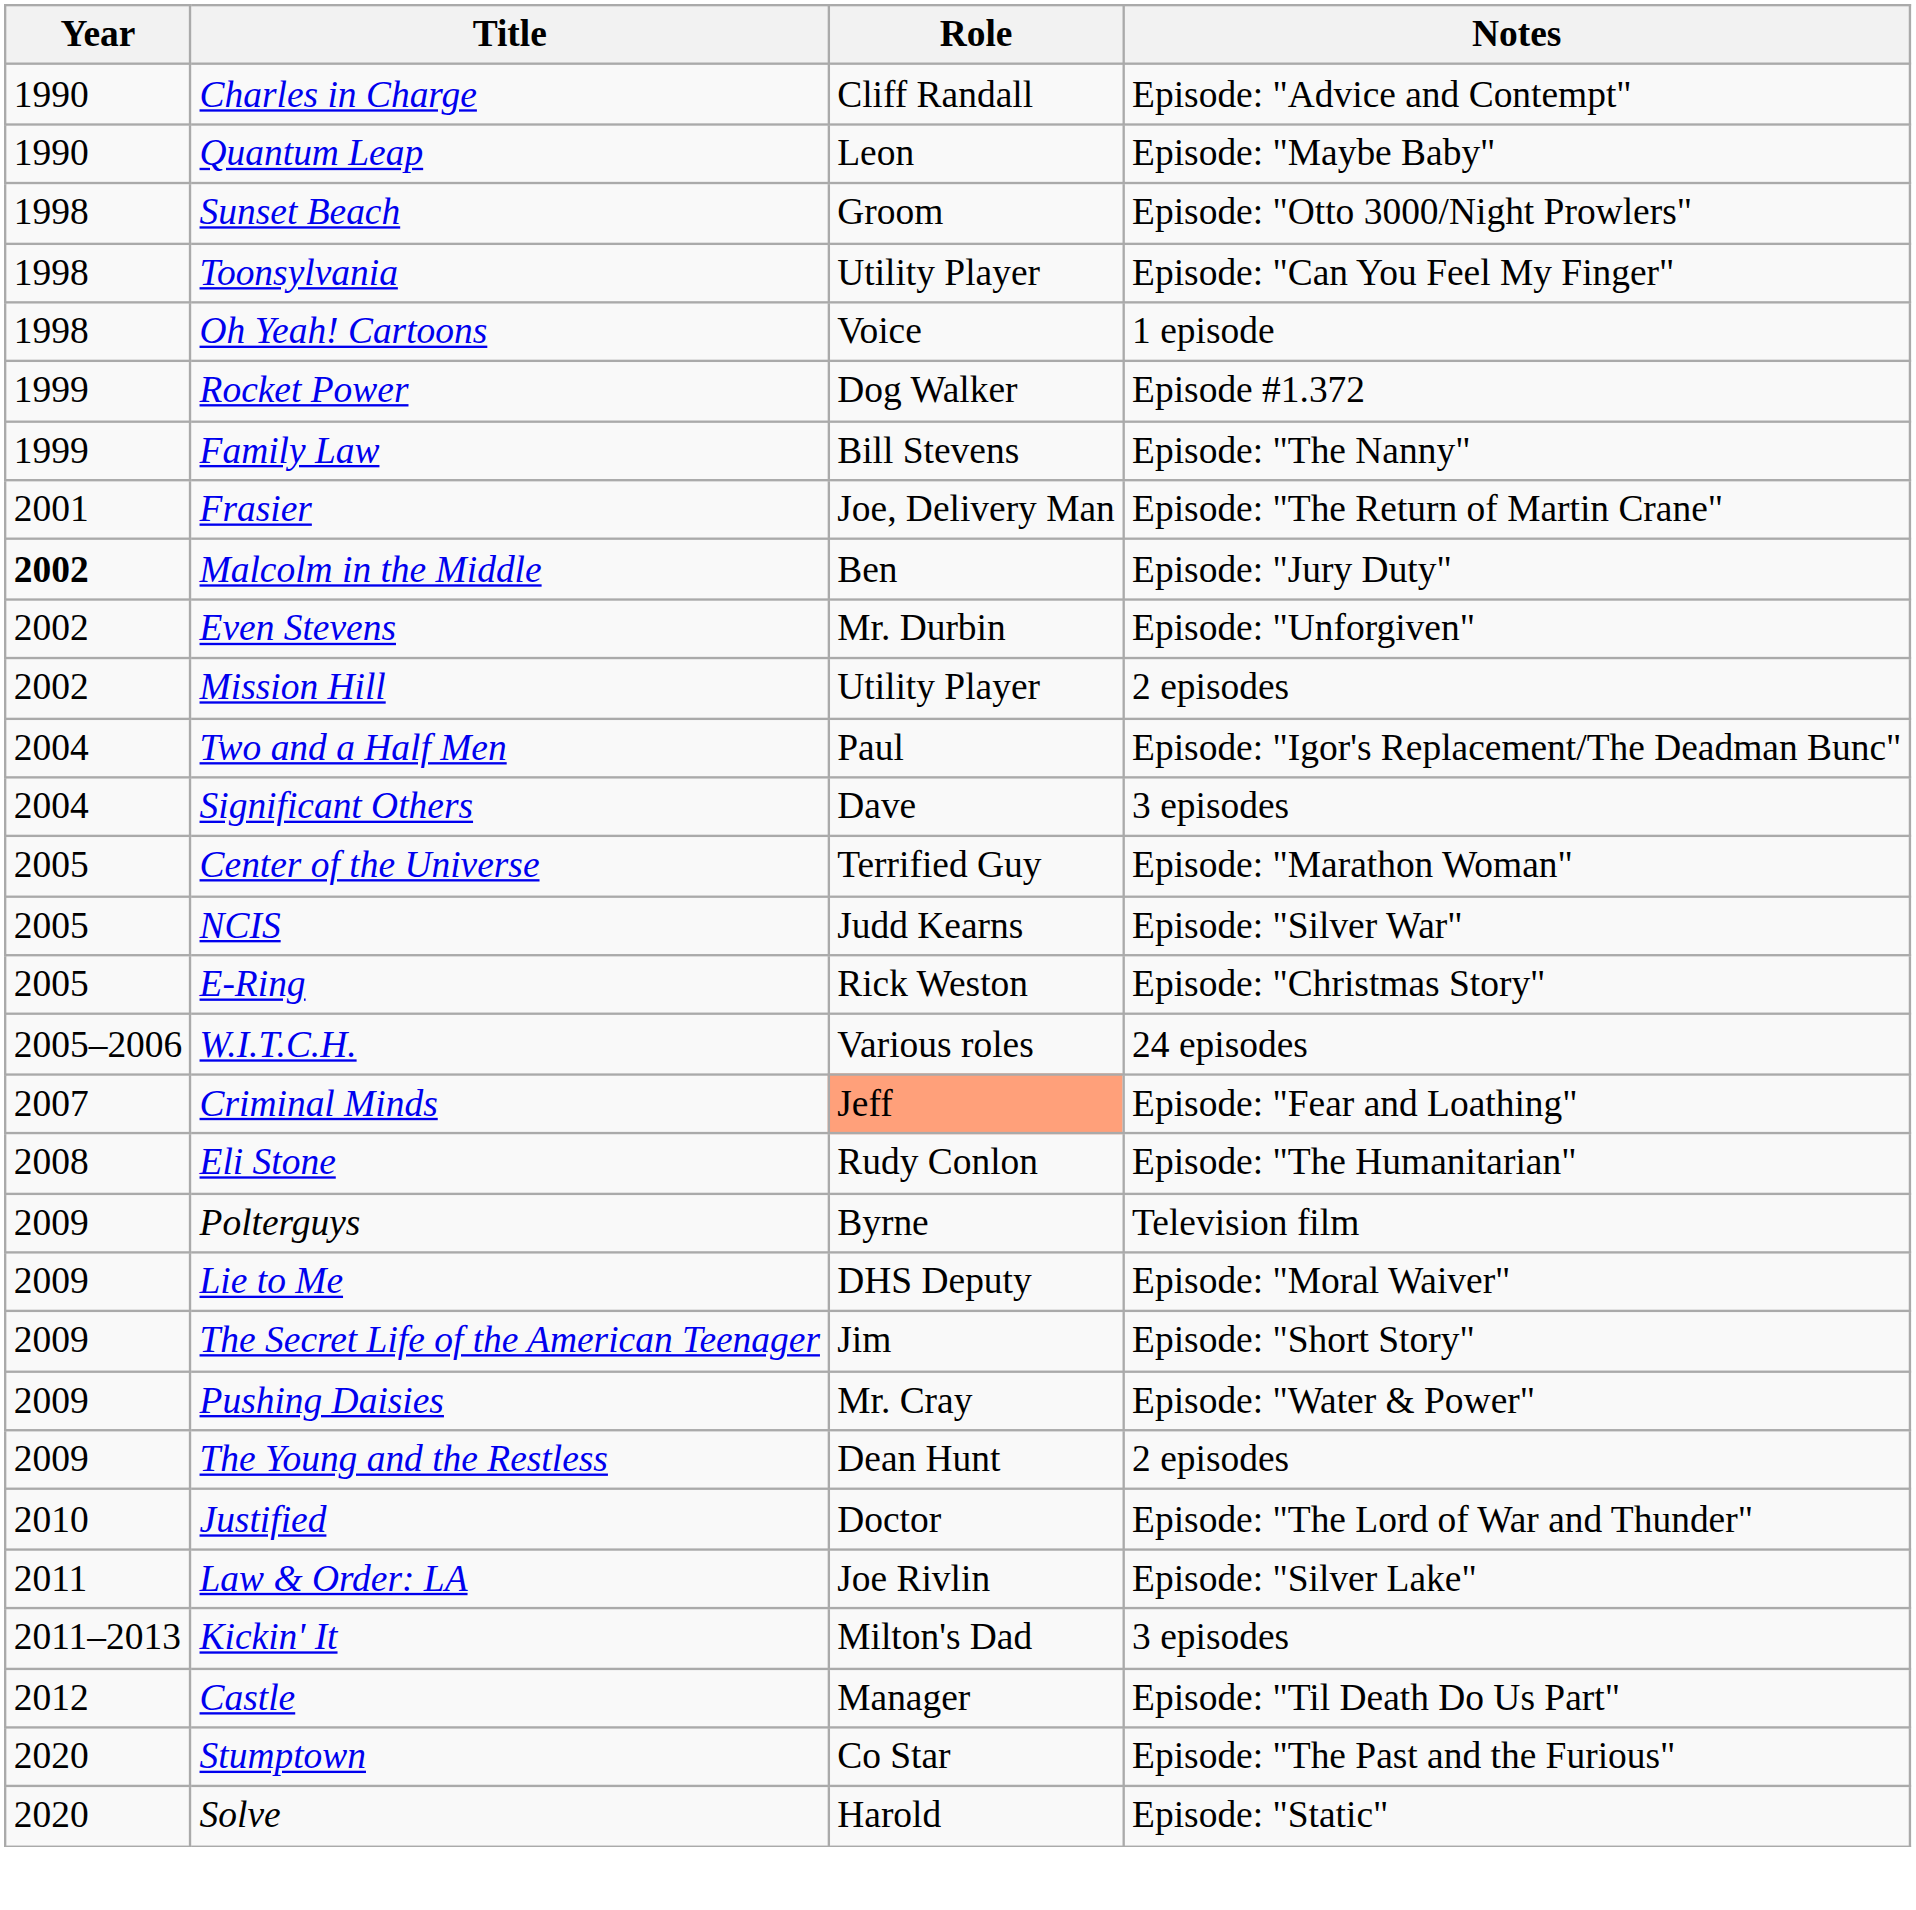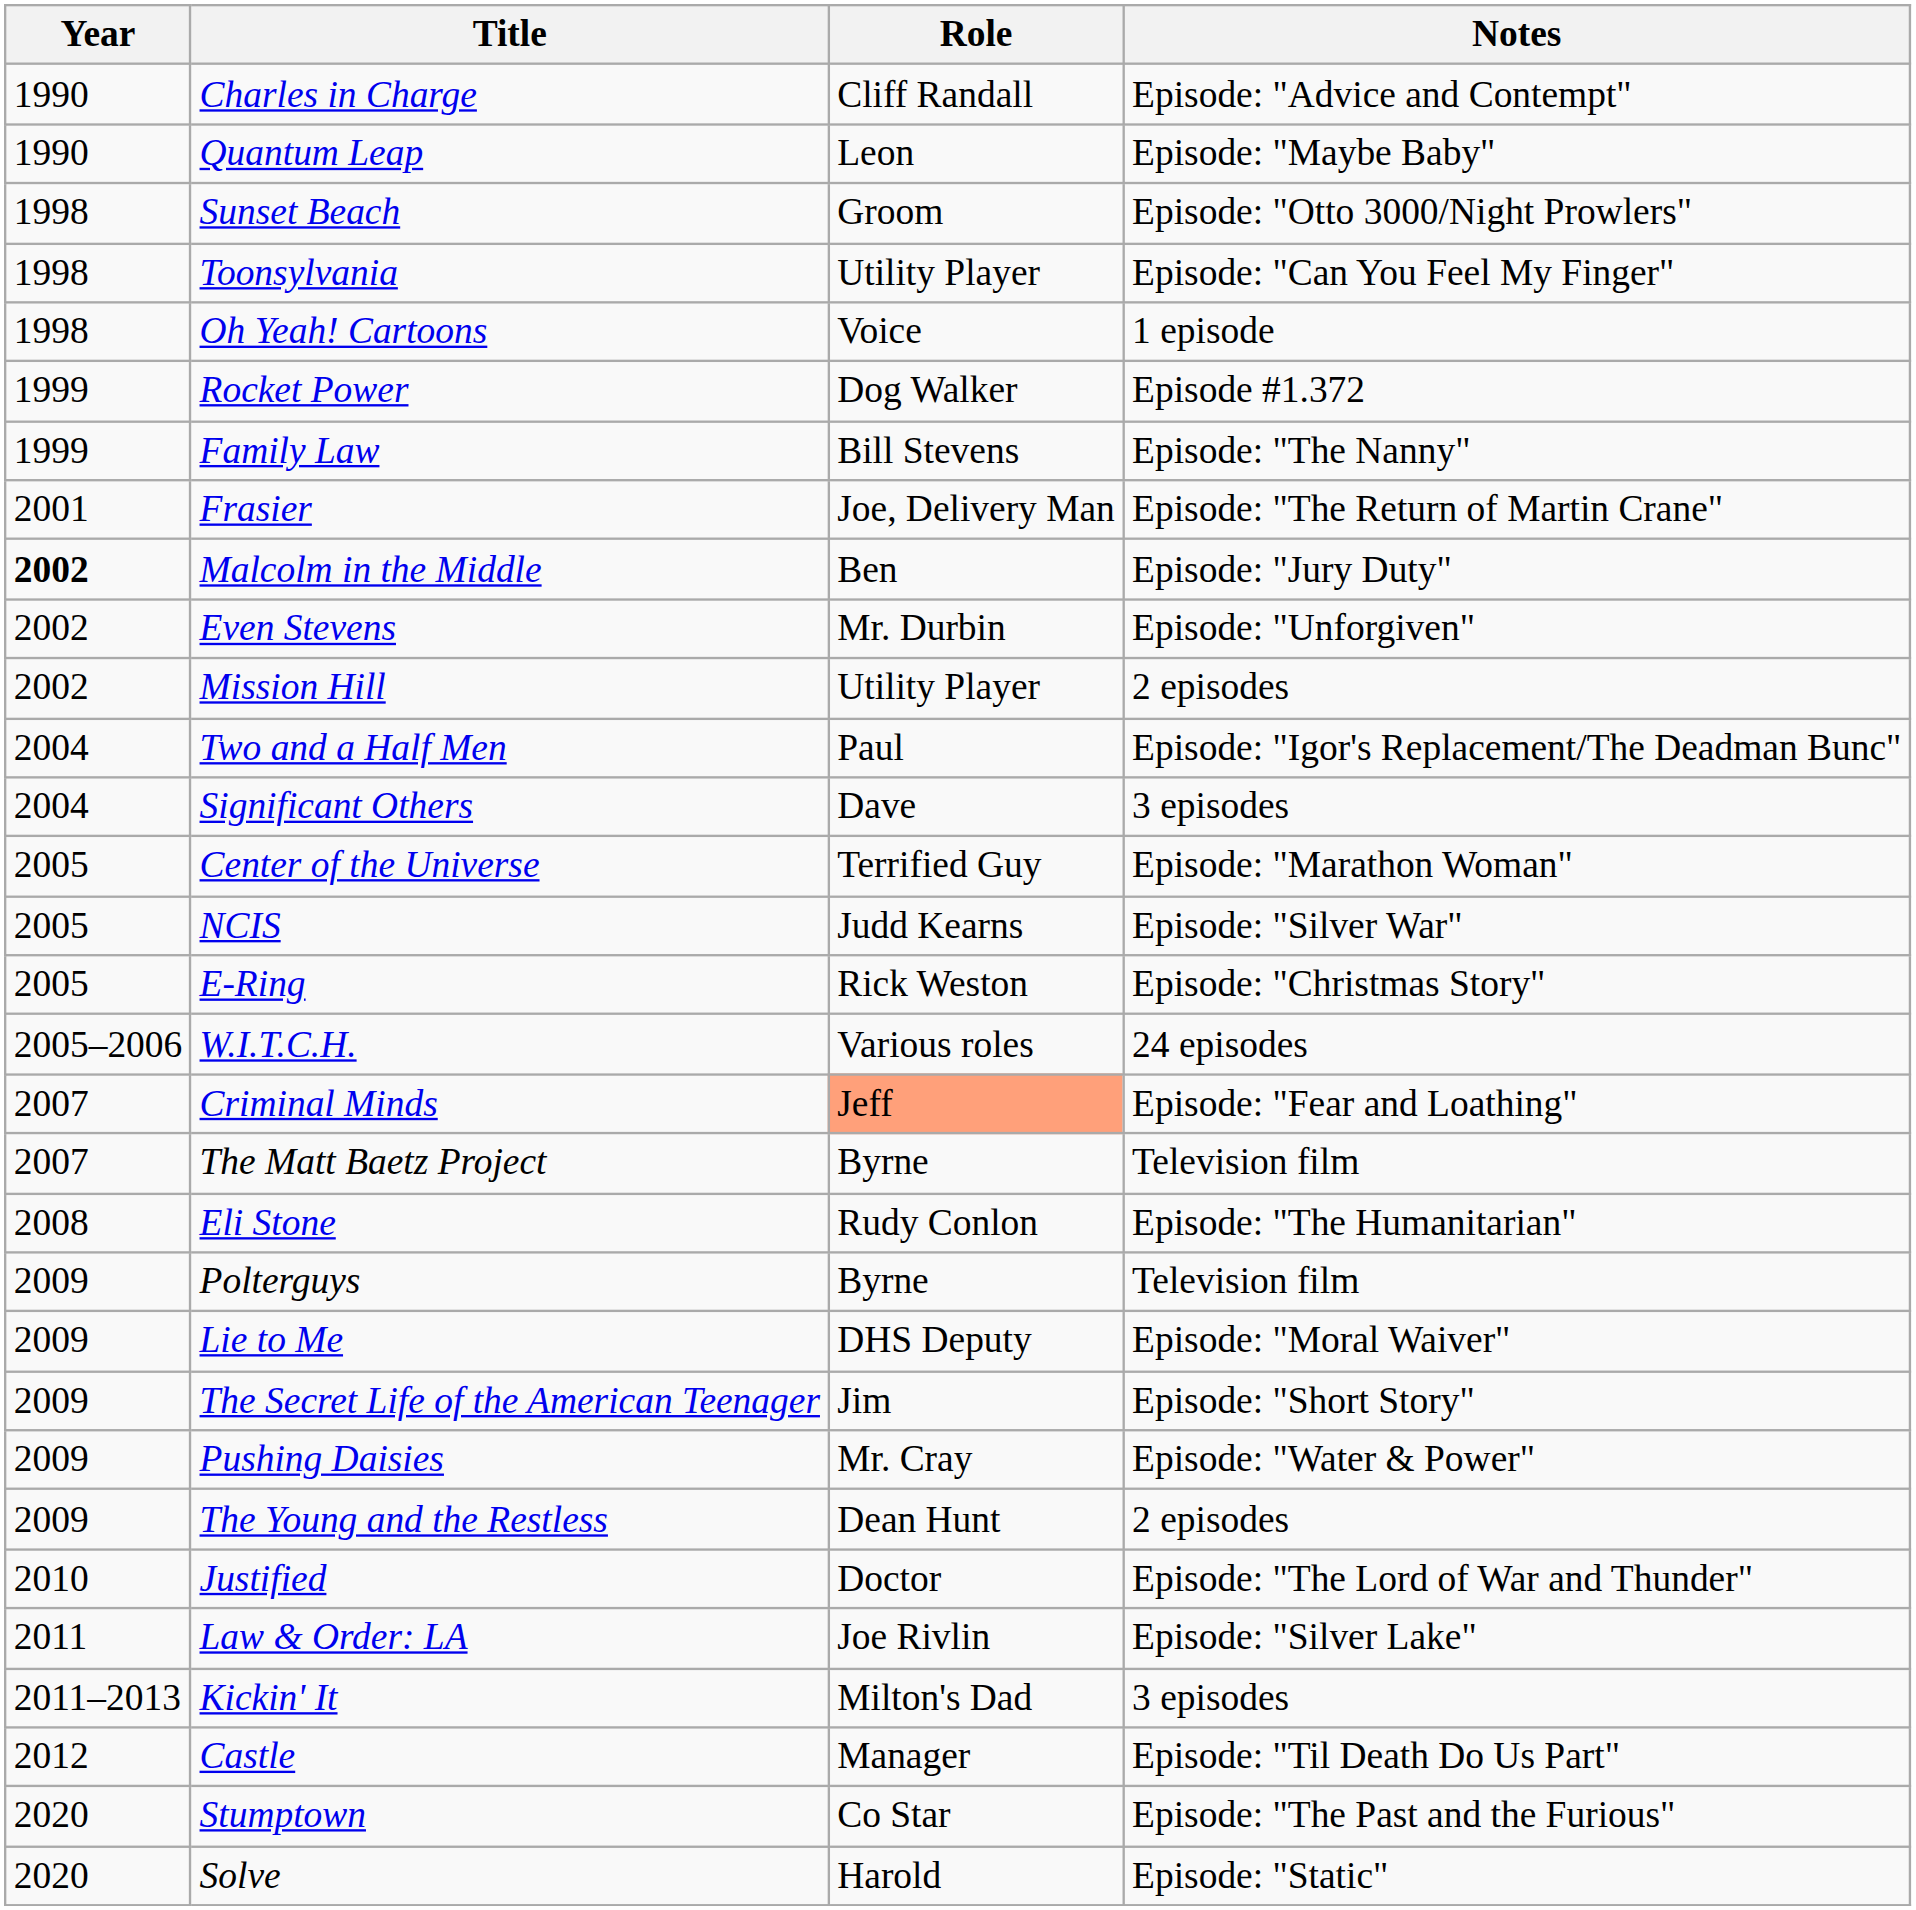+ row: (373, 1162)
